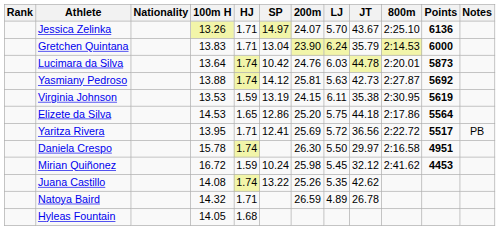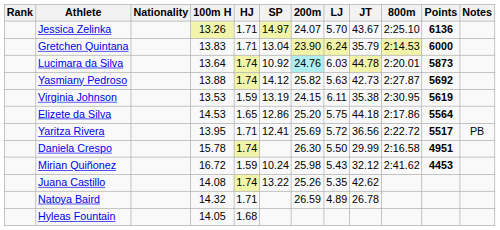(276, 64) 10.42 -> (276, 64) 10.92
(308, 64) no background -> (308, 64) paleturquoise background
(308, 81) 25.81 -> (308, 81) 25.82
(365, 149) 29.97 -> (365, 149) 29.99
(337, 166) 5.45 -> (337, 166) 5.43
